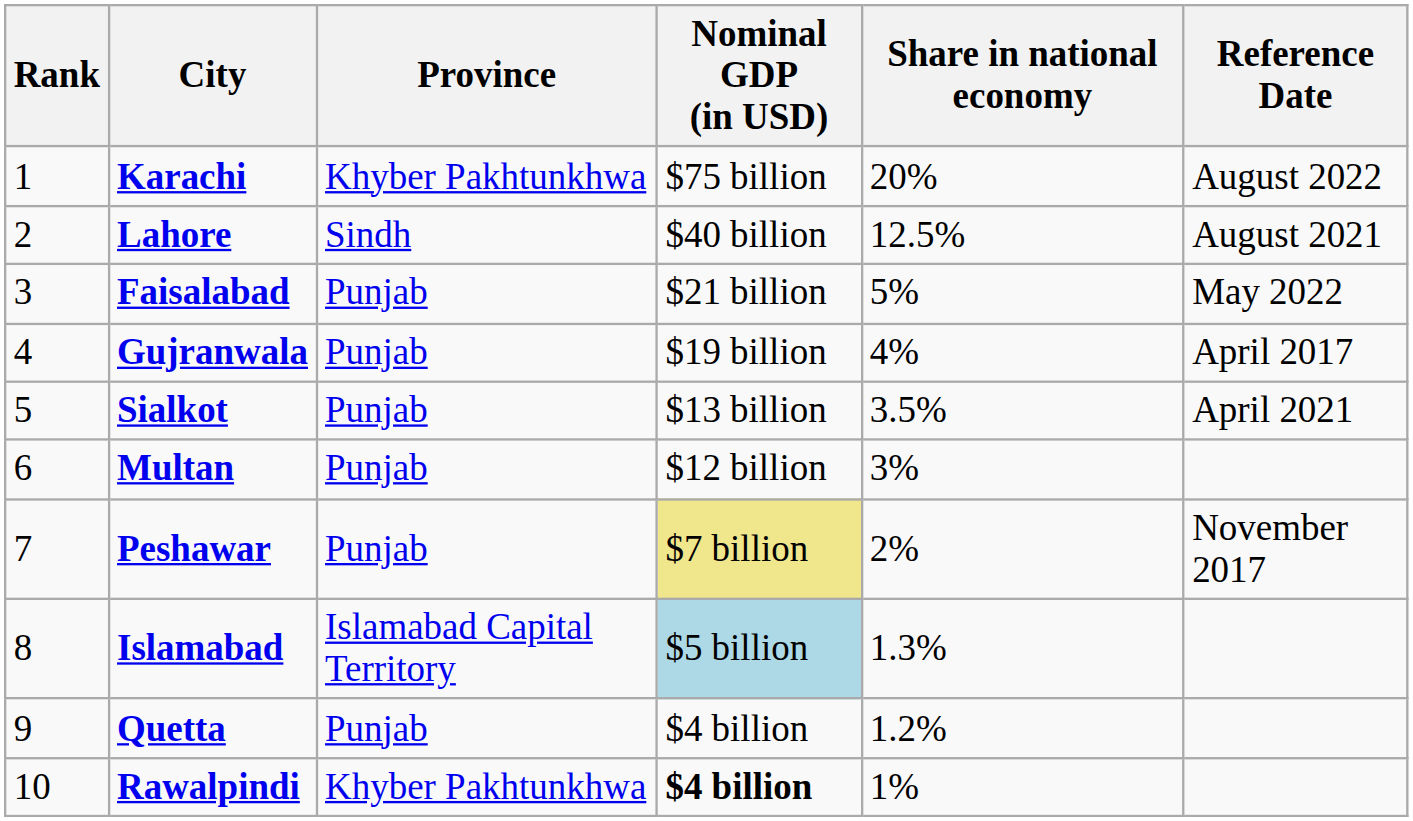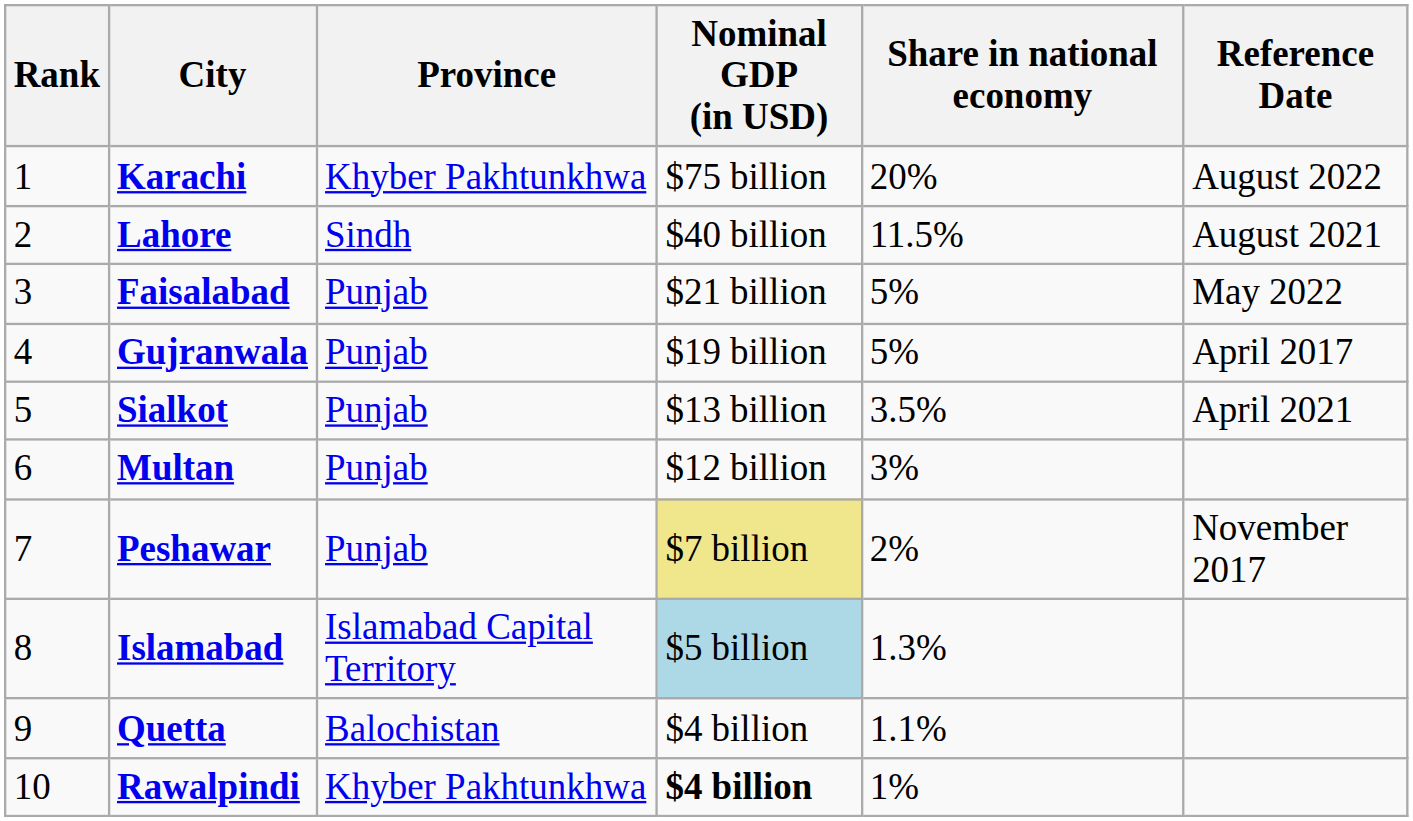(917, 234) 12.5% -> (917, 234) 11.5%
(894, 351) 4% -> (894, 351) 5%
(376, 727) Punjab -> (412, 727) Balochistan
(908, 727) 1.2% -> (908, 727) 1.1%
